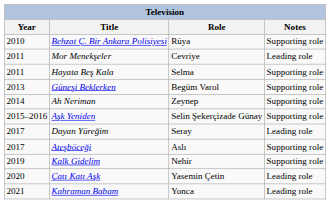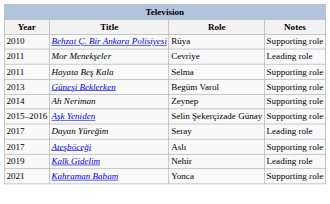(295, 161) Supporting role -> (290, 161) Leading role
- row: (76, 176)
(290, 191) Leading role -> (295, 176) Supporting role
